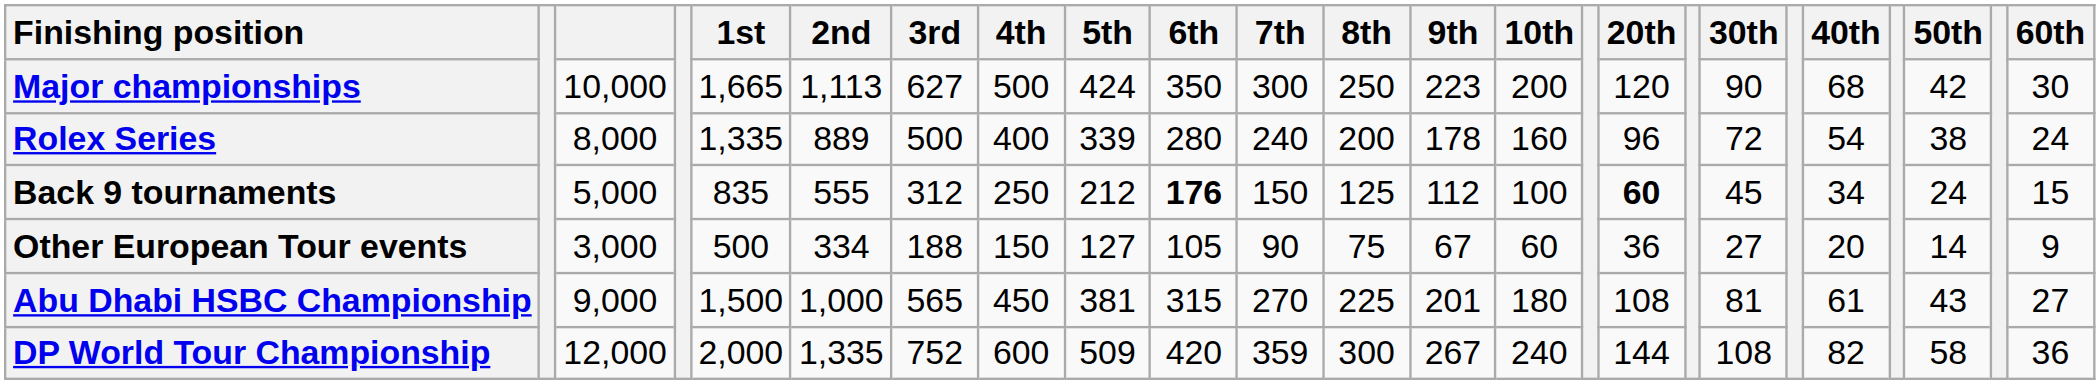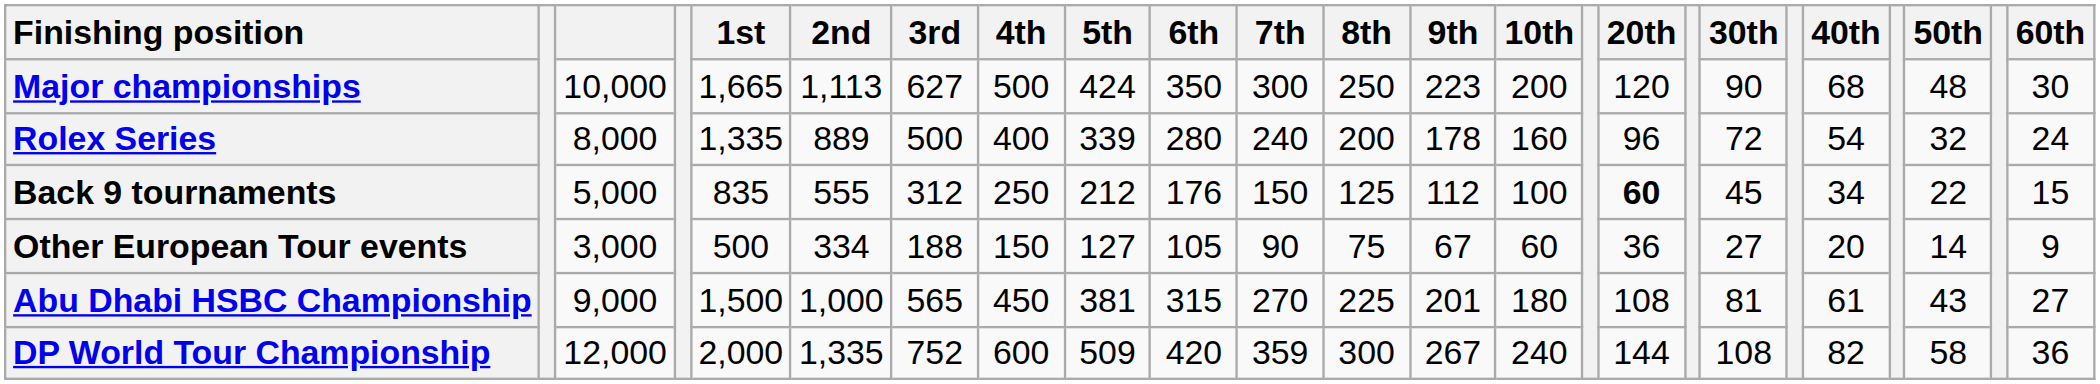(1948, 86) 42 -> (1948, 86) 48
(1948, 139) 38 -> (1948, 139) 32
(1194, 193) bold -> (1194, 193) normal
(1948, 193) 24 -> (1948, 193) 22
